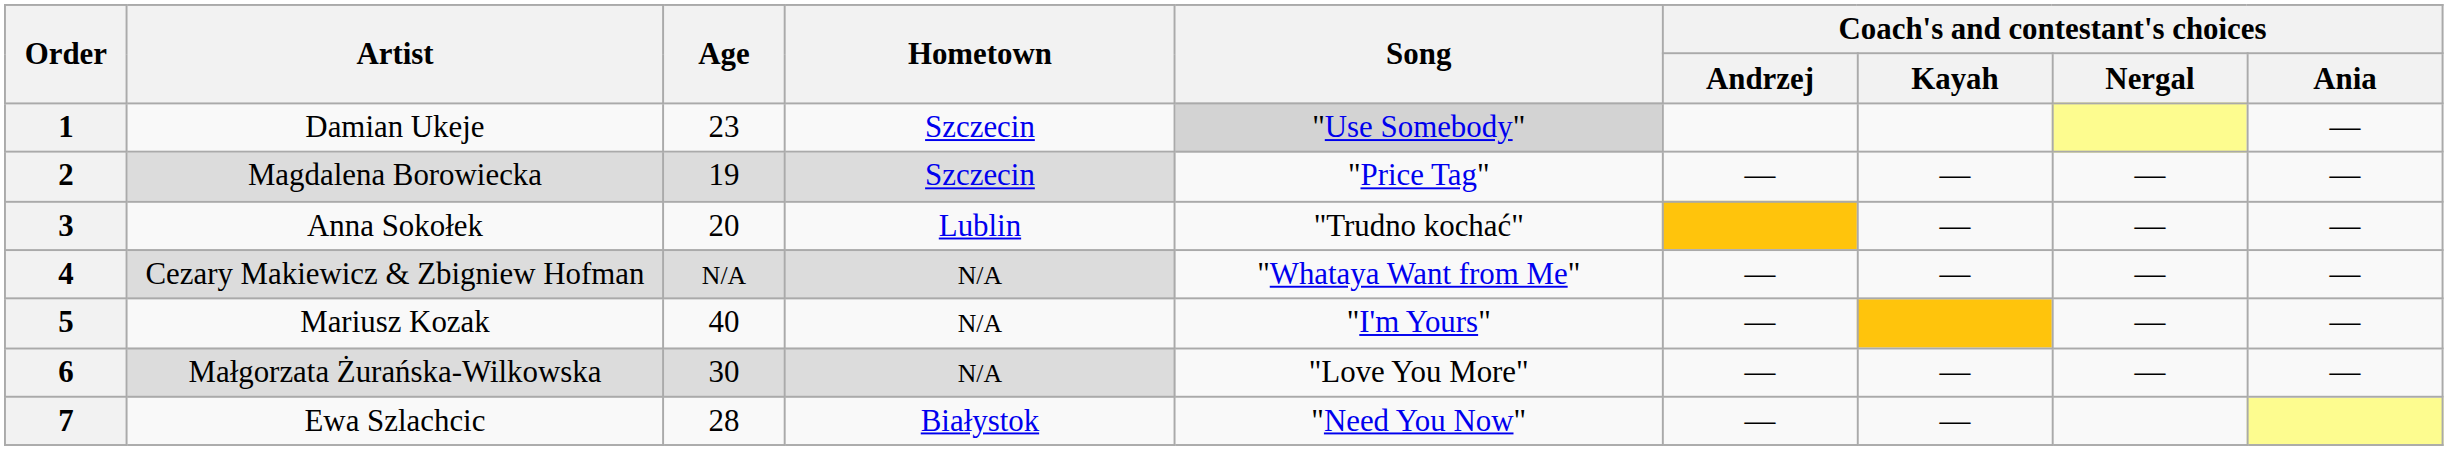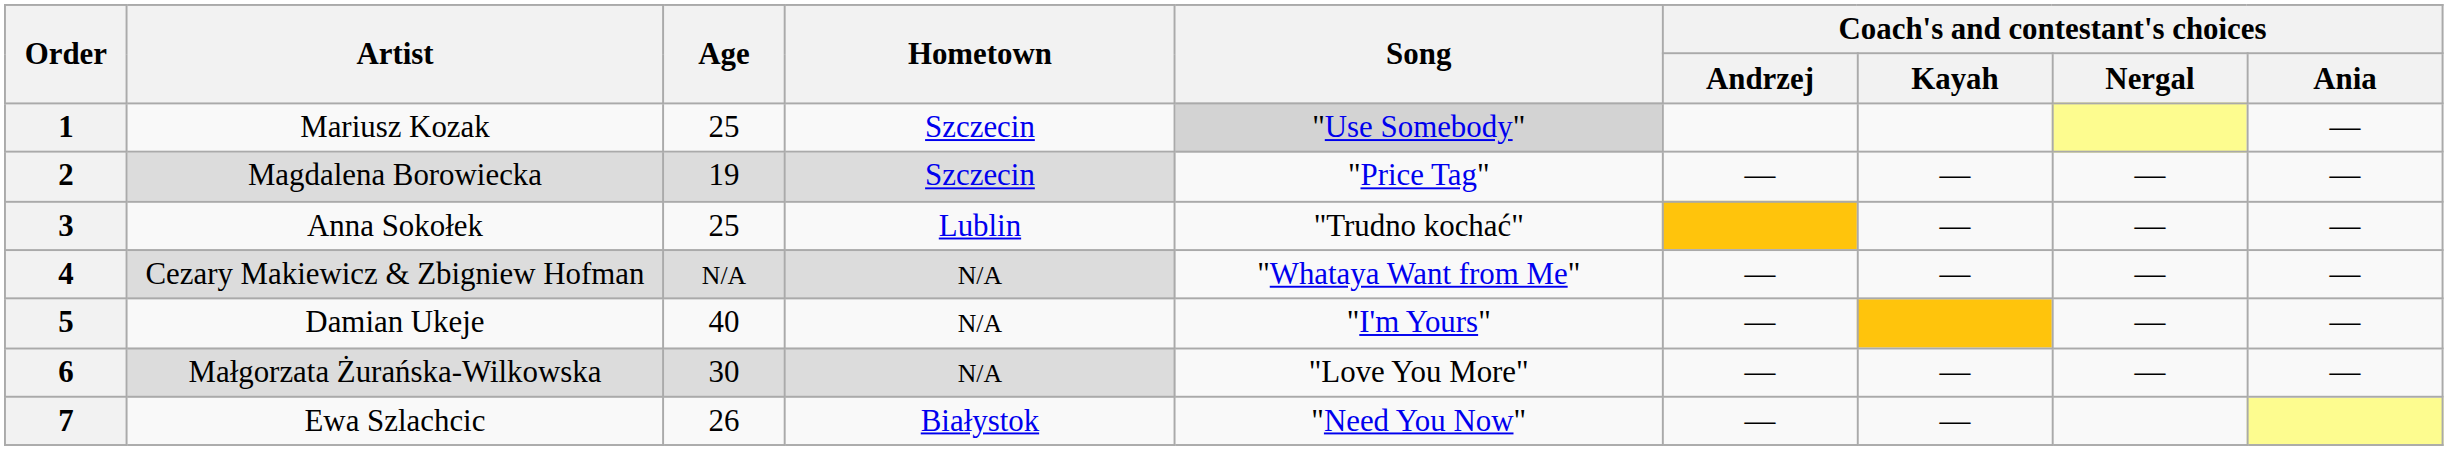(395, 126) Damian Ukeje -> (395, 126) Mariusz Kozak
(724, 126) 23 -> (724, 126) 25
(724, 224) 20 -> (724, 224) 25
(395, 322) Mariusz Kozak -> (395, 322) Damian Ukeje
(724, 420) 28 -> (724, 420) 26
